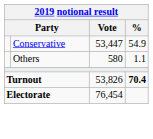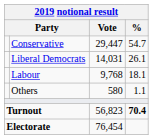(109, 43) 53,447 -> (109, 43) 29,447
(137, 43) 54.9 -> (137, 43) 54.7
+ row: (48, 59)
+ row: (26, 75)
(109, 79) 53,826 -> (109, 111) 56,823
